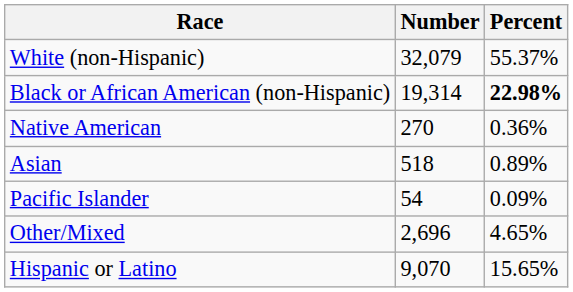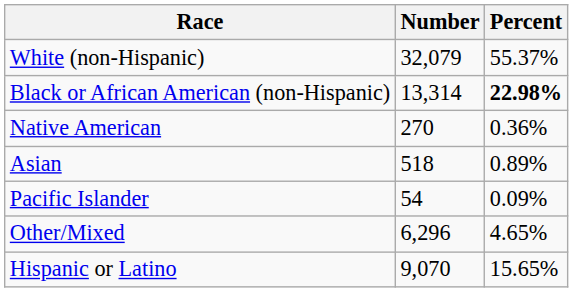(431, 92) 19,314 -> (431, 92) 13,314
(426, 233) 2,696 -> (426, 233) 6,296
